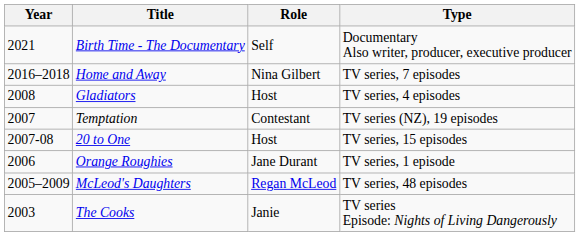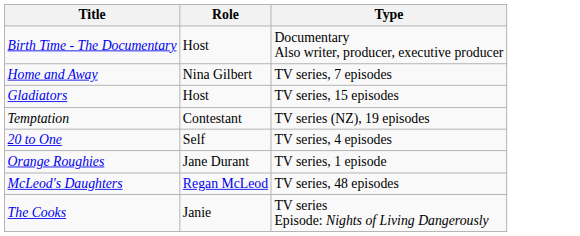- column: (39, 15)
(262, 44) Self -> (196, 44) Host
(401, 96) TV series, 4 episodes -> (337, 96) TV series, 15 episodes
(264, 140) Host -> (194, 140) Self
(405, 140) TV series, 15 episodes -> (333, 140) TV series, 4 episodes
